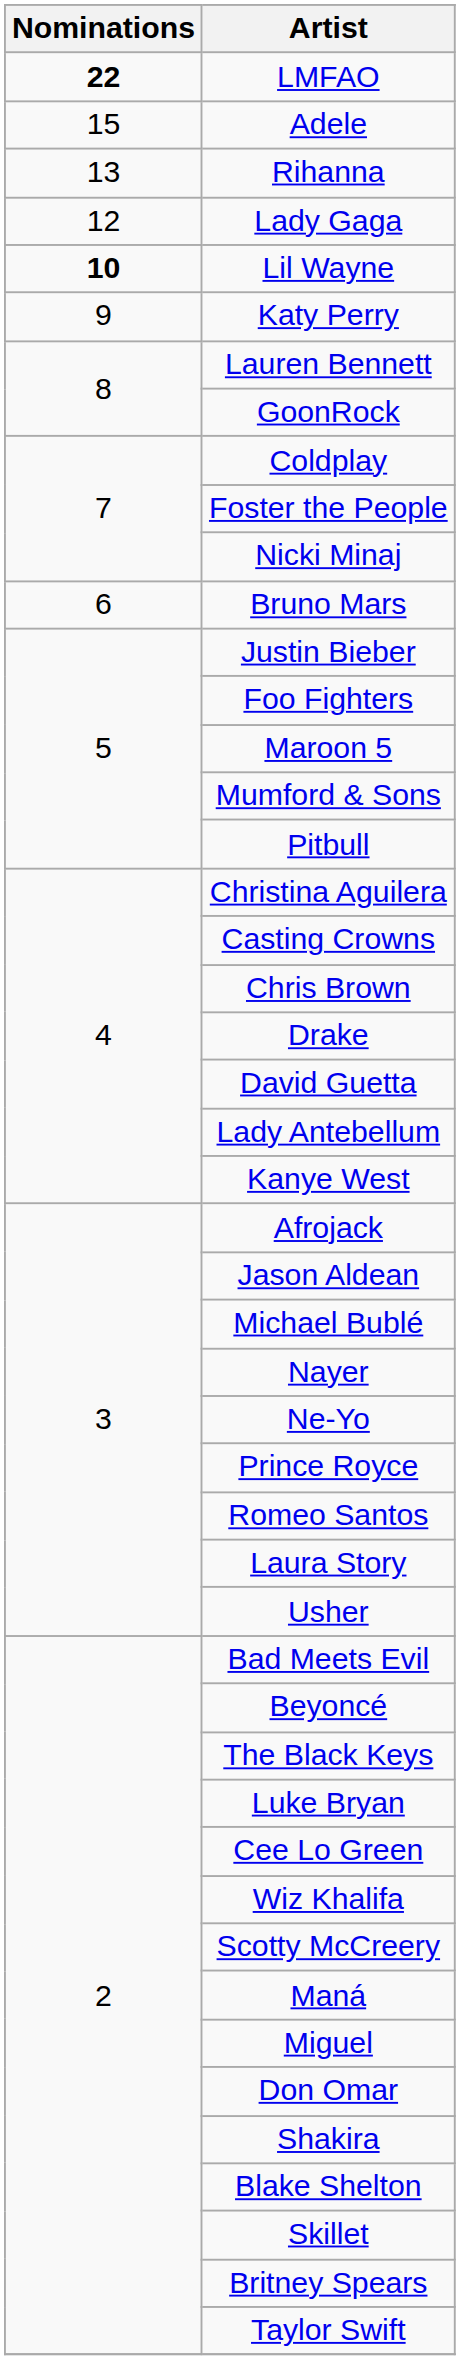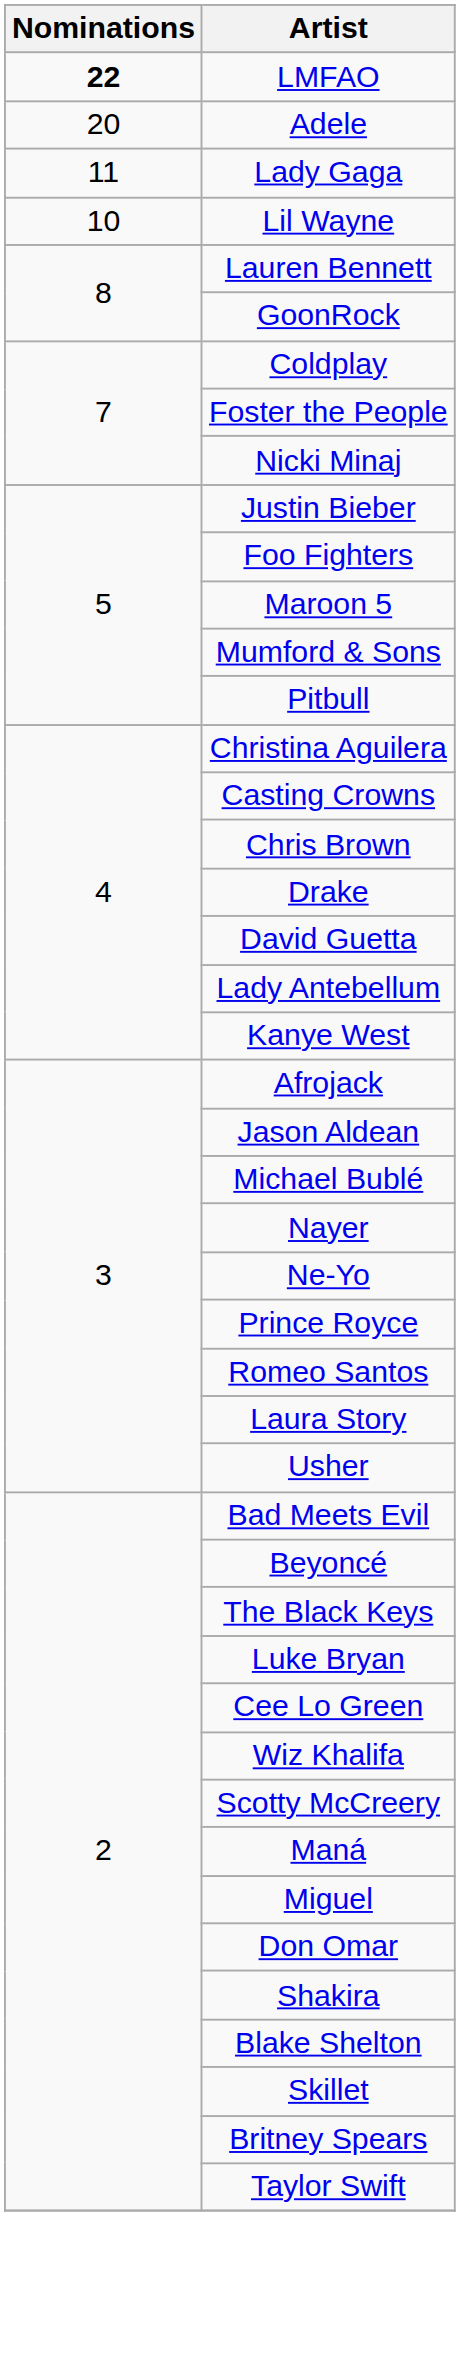(103, 124) 15 -> (103, 124) 20
- row: (328, 172)
(103, 220) 12 -> (103, 172) 11
(103, 268) bold -> (103, 220) normal
- row: (328, 316)
- row: (328, 603)
